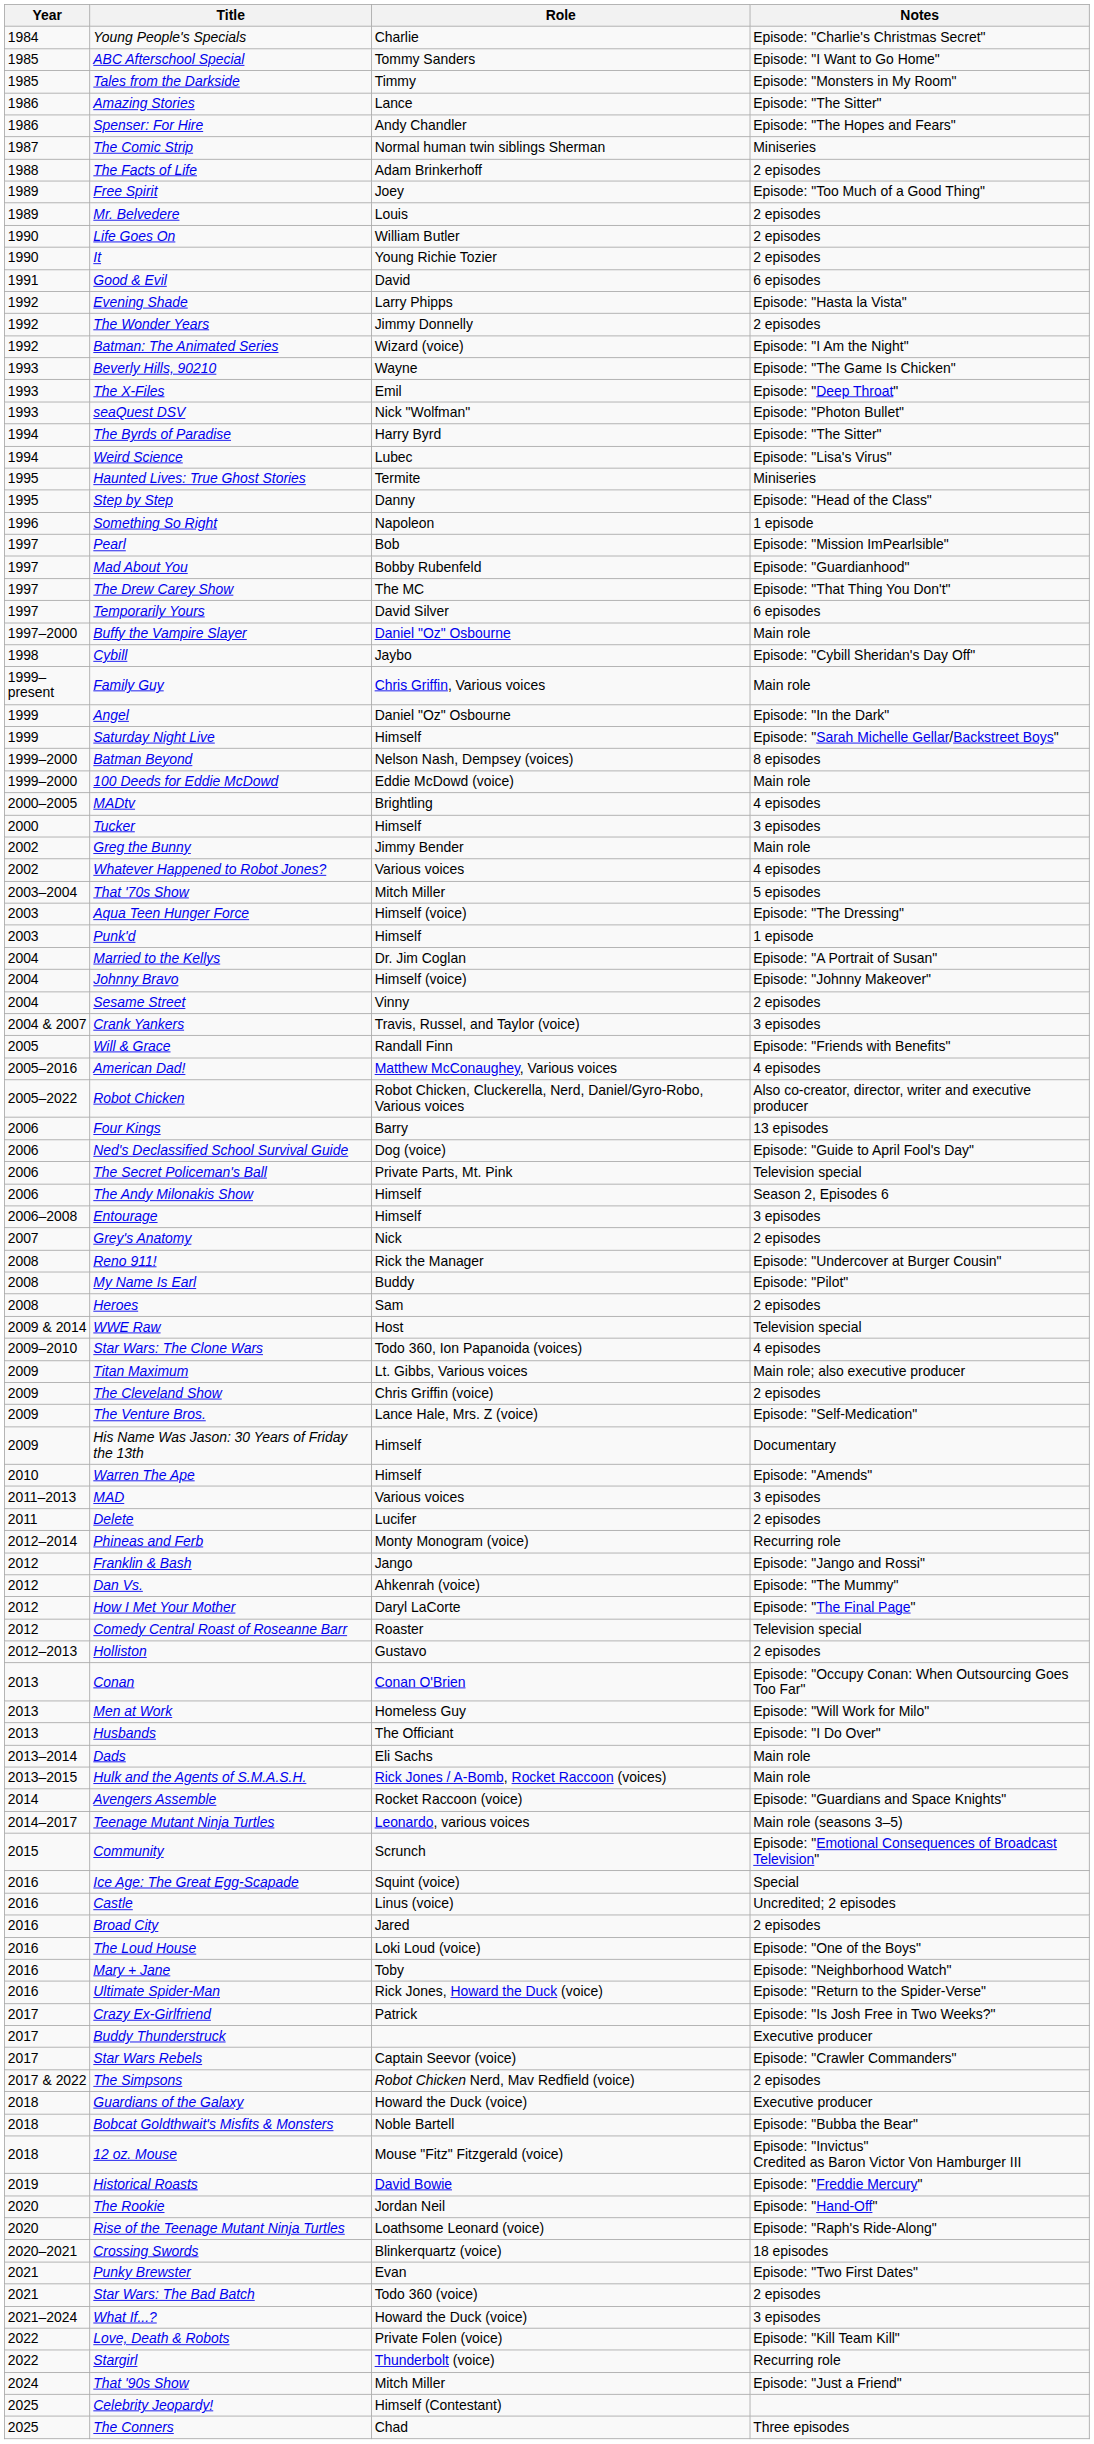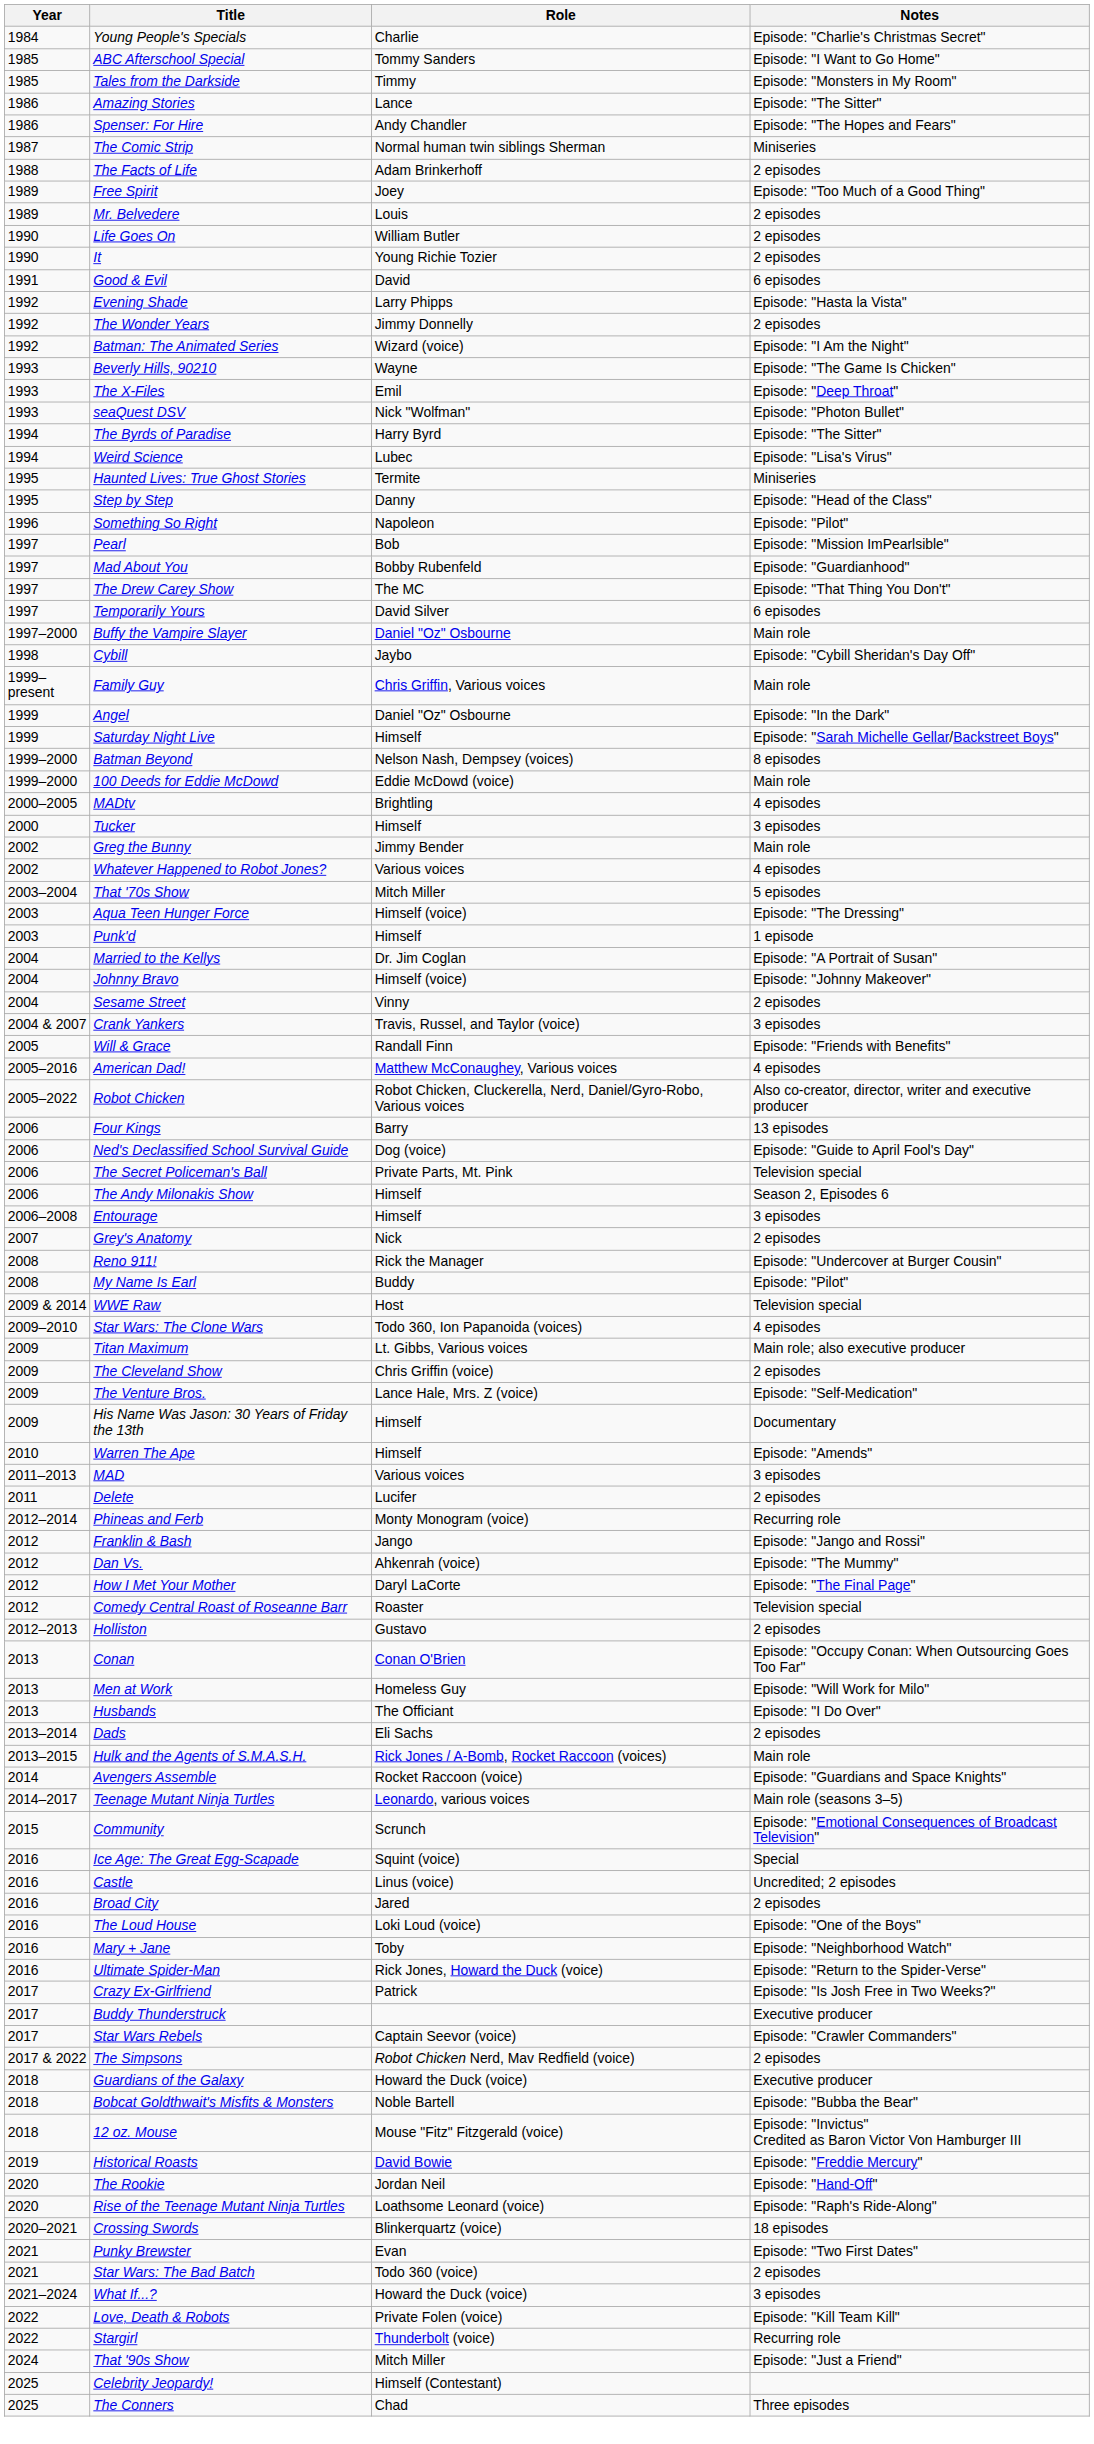(783, 523) 1 episode -> (801, 523) Episode: "Pilot"
- row: (116, 1305)
(782, 1755) Main role -> (787, 1733) 2 episodes
